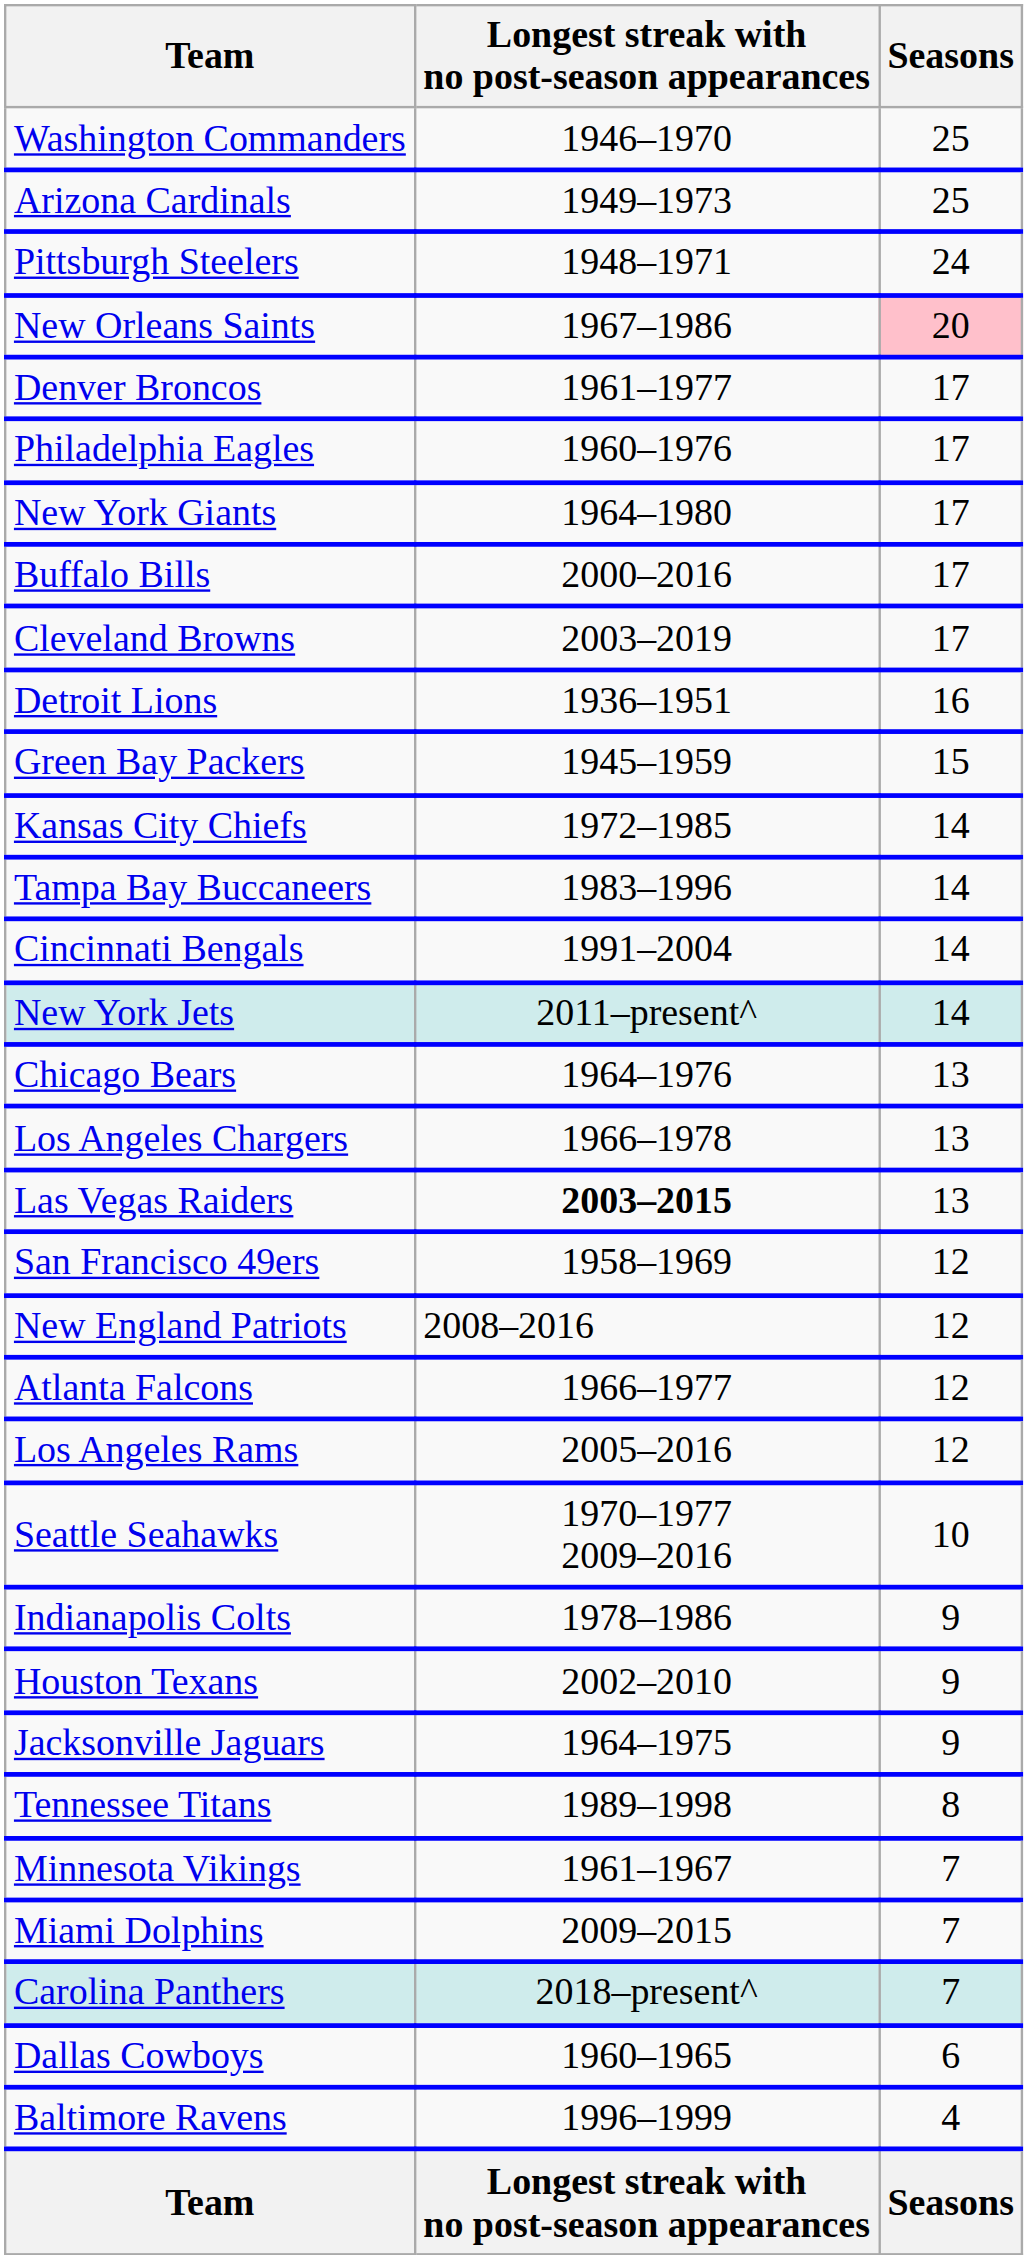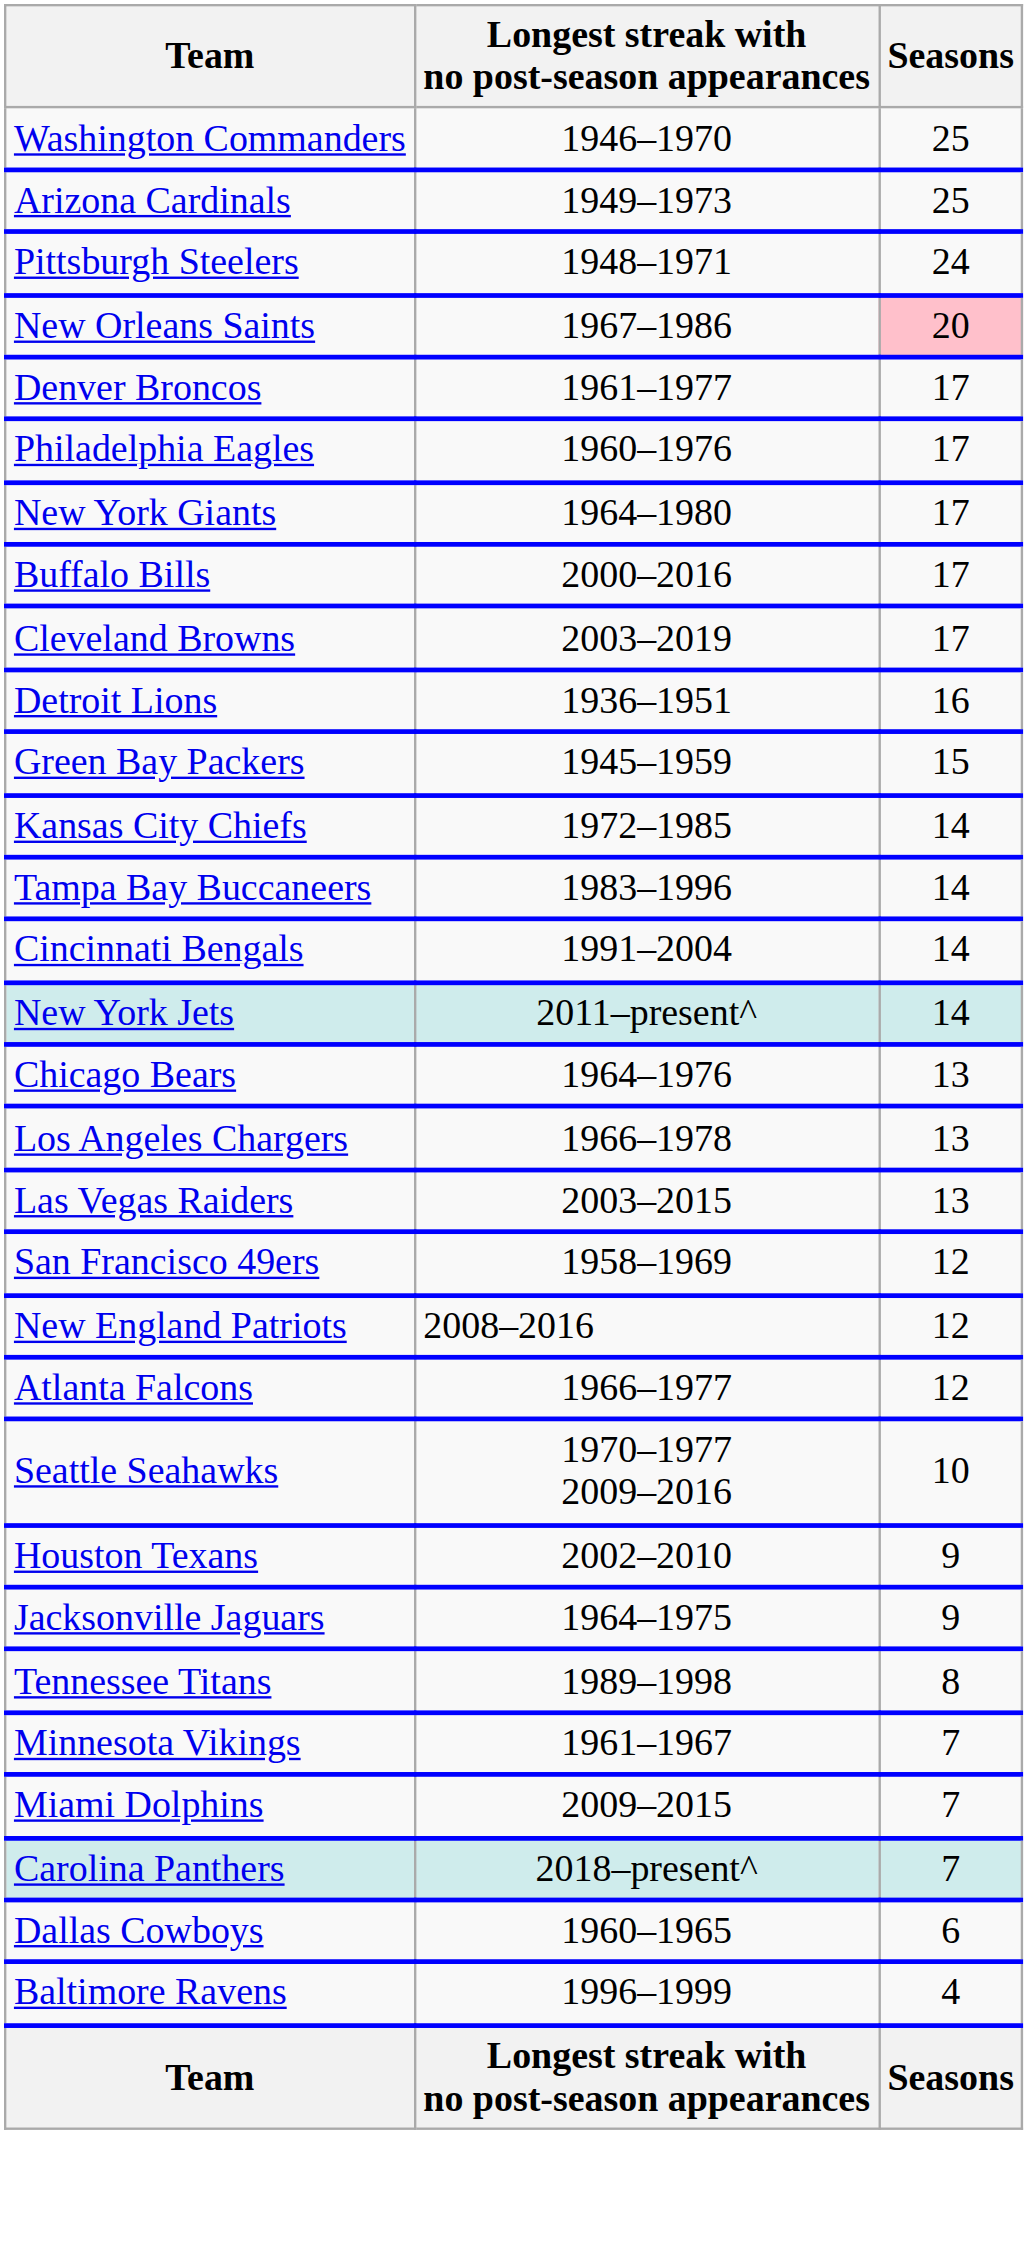(647, 1200) bold -> (647, 1200) normal
- row: (156, 1450)
- row: (152, 1617)
